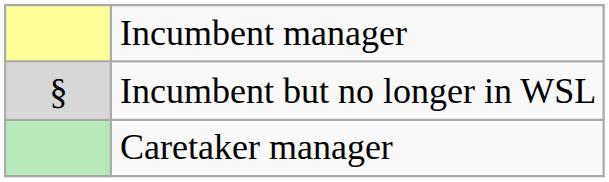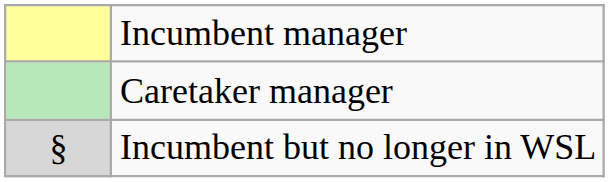rows swapped: (256, 147) <-> (358, 90)
